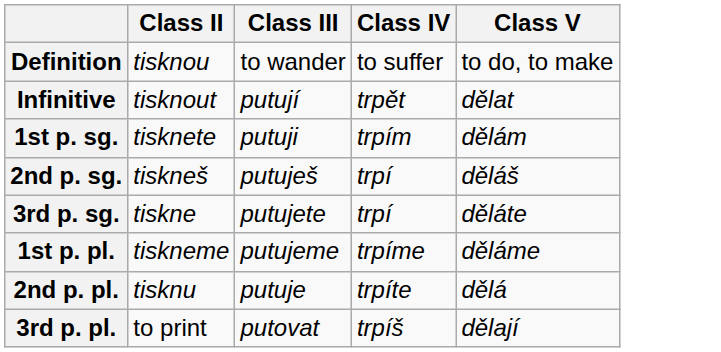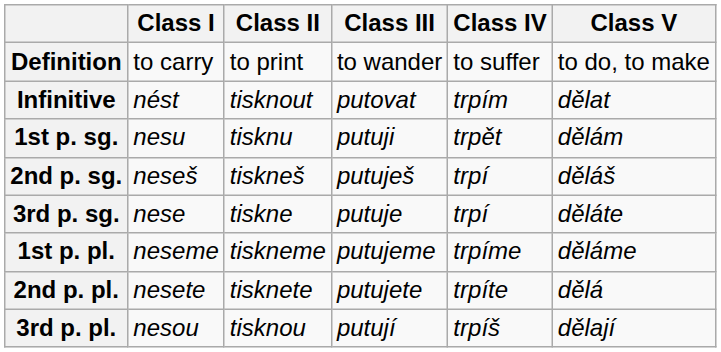+ column: (176, 23)
(171, 61) tisknou -> (266, 61) to print
(270, 99) putují -> (376, 99) putovat
(381, 99) trpět -> (481, 99) trpím
(175, 137) tisknete -> (261, 137) tisknu
(384, 137) trpím -> (477, 137) trpět
(283, 213) putujete -> (370, 213) putuje
(165, 289) tisknu -> (271, 289) tisknete
(273, 289) putuje -> (380, 289) putujete
(170, 328) to print -> (268, 328) tisknou
(280, 328) putovat -> (366, 328) putují
